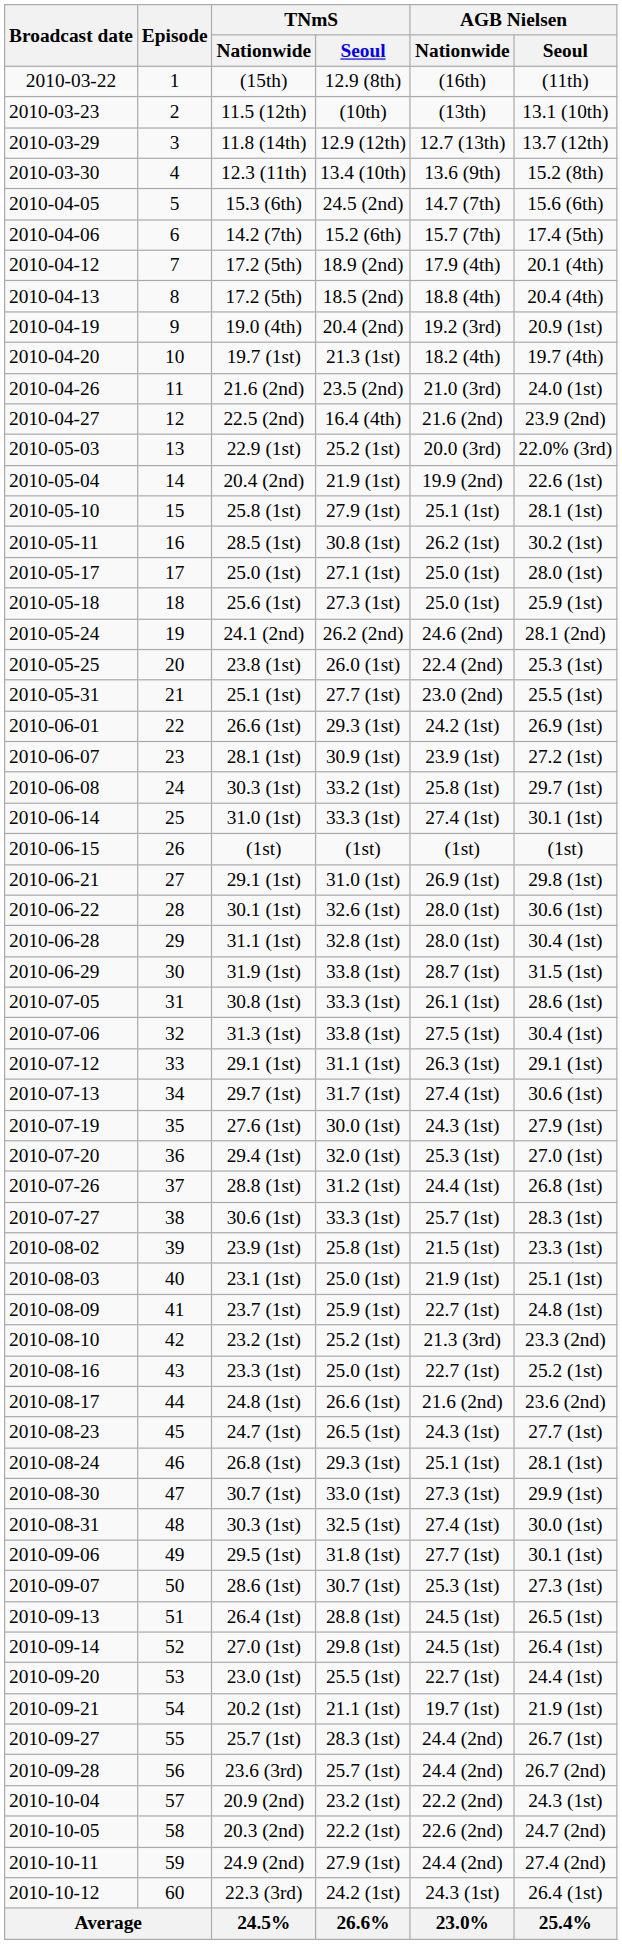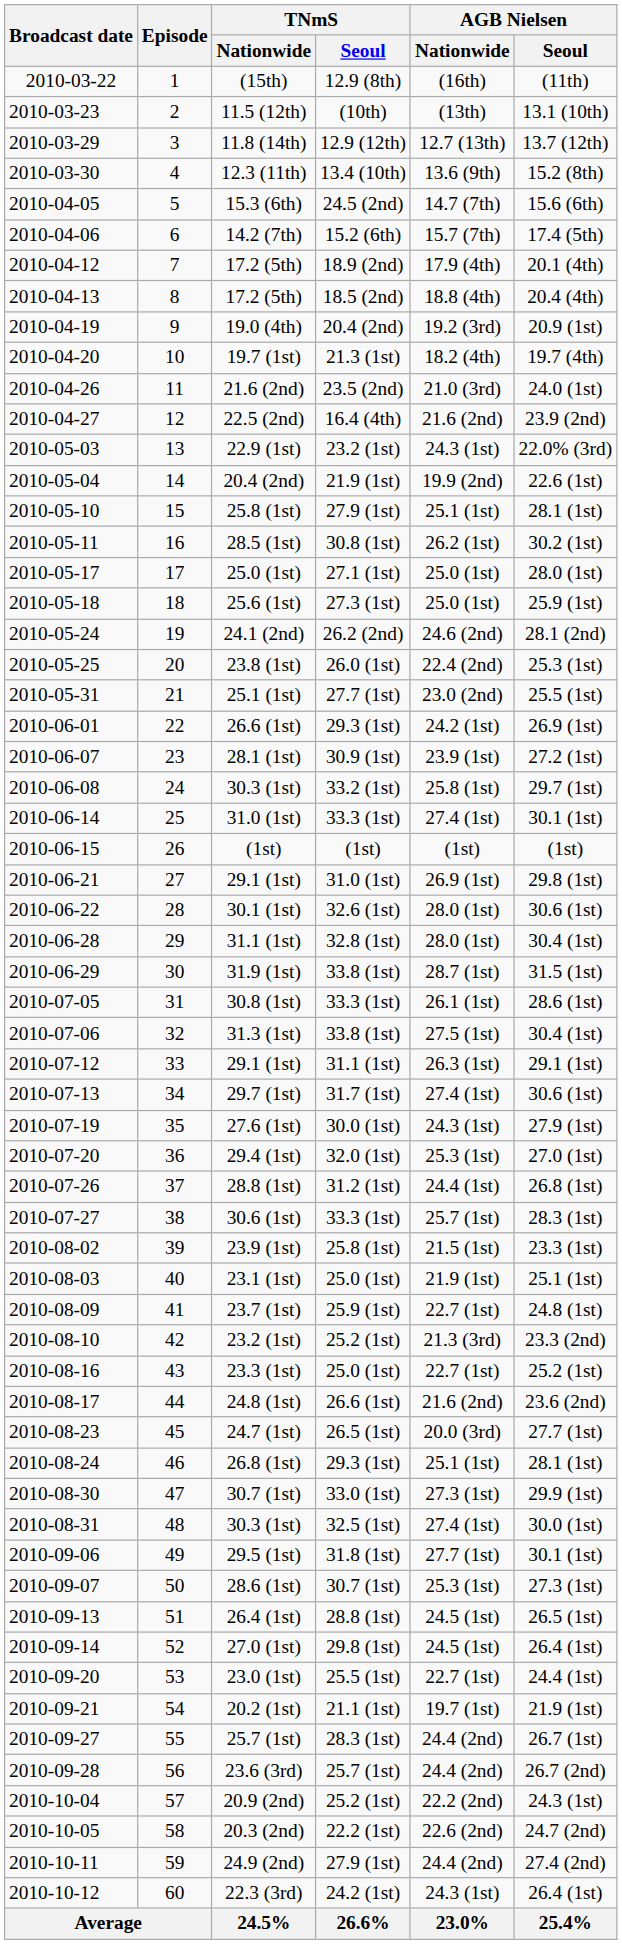(363, 449) 25.2 (1st) -> (363, 449) 23.2 (1st)
(462, 449) 20.0 (3rd) -> (462, 449) 24.3 (1st)
(462, 1432) 24.3 (1st) -> (462, 1432) 20.0 (3rd)
(363, 1800) 23.2 (1st) -> (363, 1800) 25.2 (1st)
